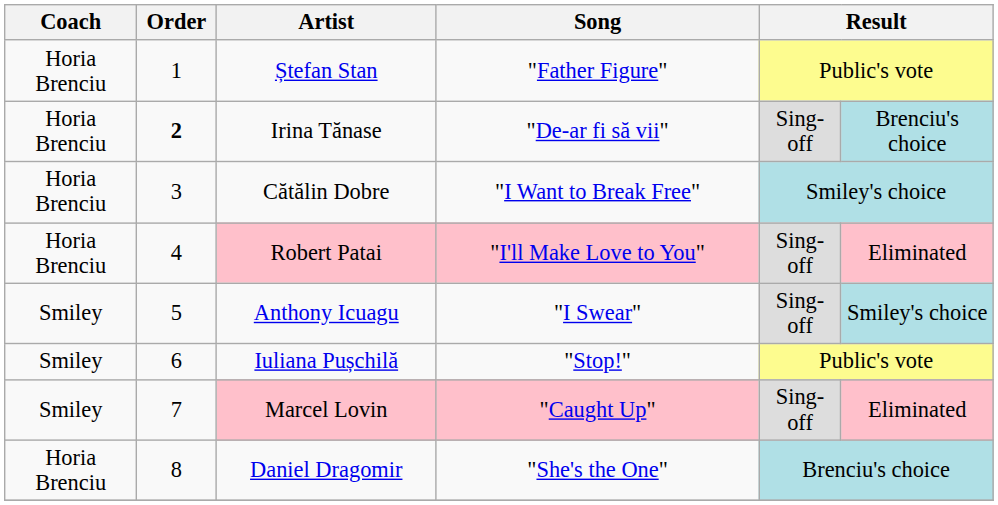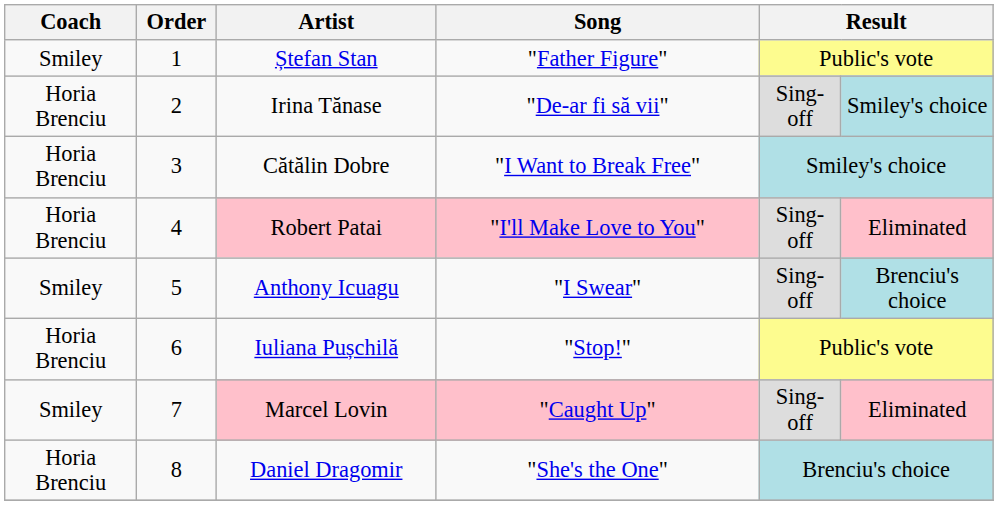(71, 70) Horia Brenciu -> (71, 57) Smiley
(176, 131) bold -> (176, 105) normal
(917, 131) Brenciu's choice -> (917, 105) Smiley's choice
(917, 313) Smiley's choice -> (917, 288) Brenciu's choice
(71, 361) Smiley -> (71, 348) Horia Brenciu
